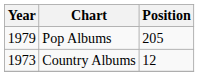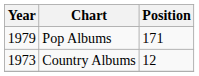(153, 37) 205 -> (153, 37) 171
